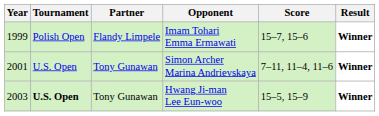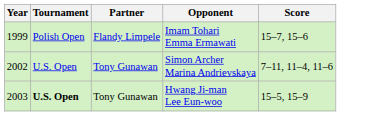- column: (355, 13)
(17, 66) 2001 -> (17, 66) 2002
